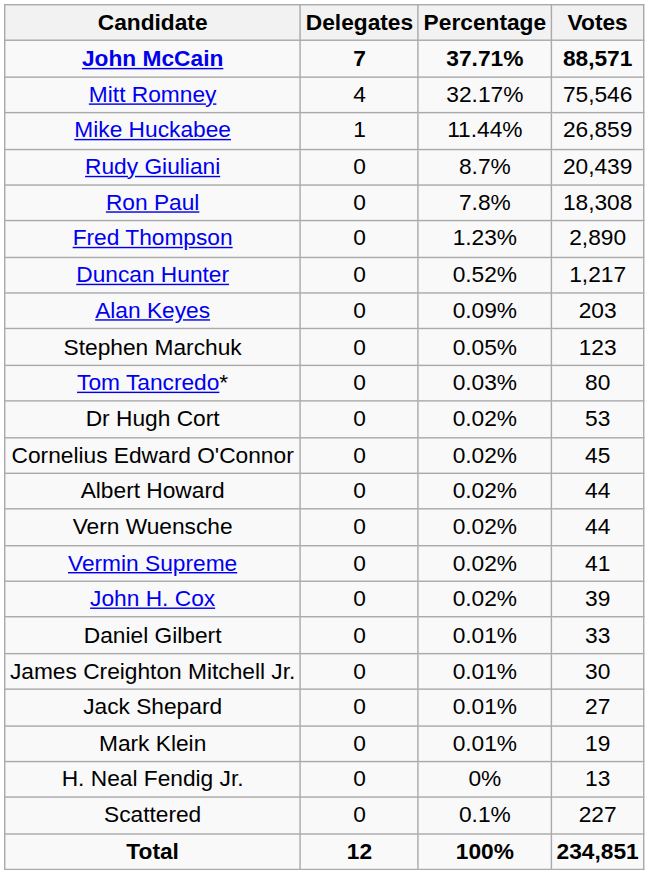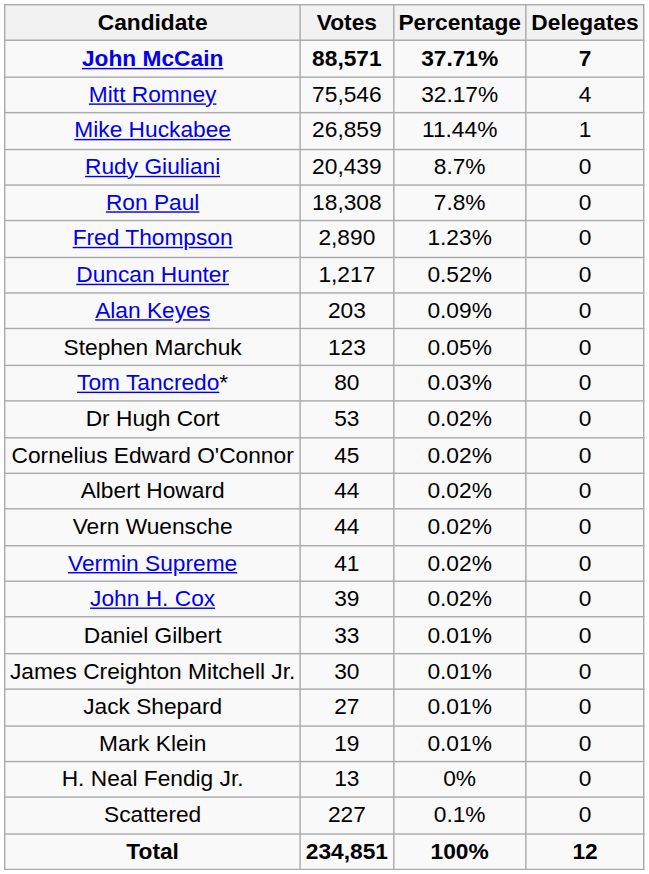columns swapped: (598, 22) <-> (359, 22)
